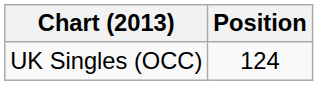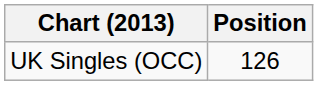(260, 60) 124 -> (260, 60) 126
